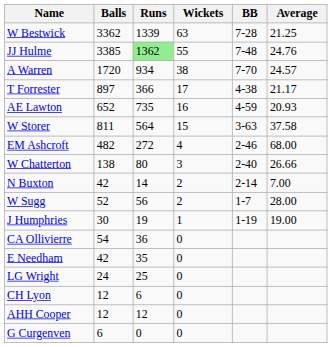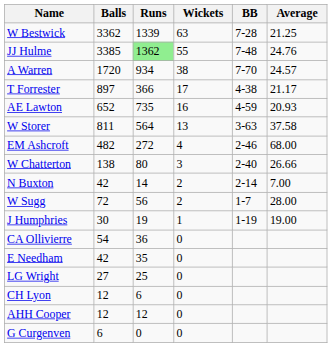(182, 126) 15 -> (182, 126) 13
(103, 201) 52 -> (103, 201) 72
(103, 276) 24 -> (103, 276) 27
